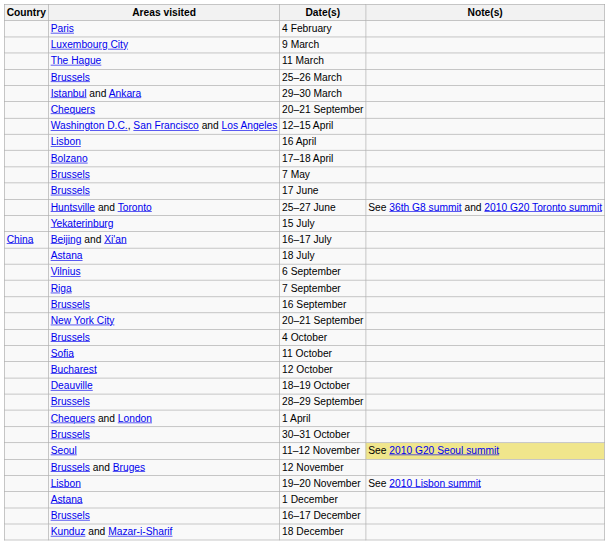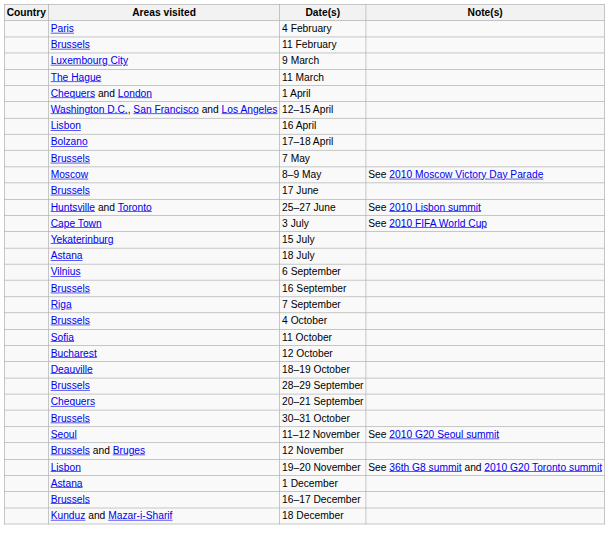+ row: (70, 45)
- row: (70, 77)
- row: (96, 93)
rows swapped: (101, 418) <-> (73, 110)
+ row: (69, 175)
(485, 207) See 36th G8 summit and 2010 G20 Toronto summit -> (425, 207) See 2010 Lisbon summit
+ row: (76, 223)
- row: (89, 239)
rows swapped: (61, 288) <-> (70, 304)
- row: (83, 321)
(434, 451) khaki background -> (434, 434) no background
(425, 483) See 2010 Lisbon summit -> (485, 467) See 36th G8 summit and 2010 G20 Toronto summit
